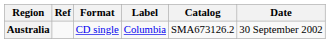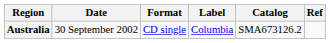columns swapped: (281, 13) <-> (63, 13)
